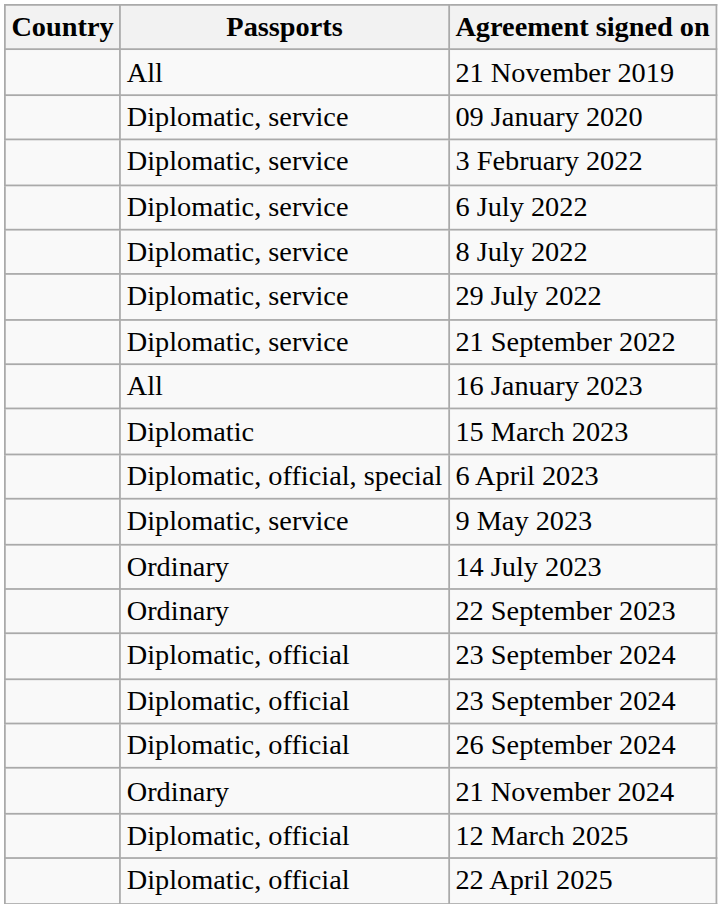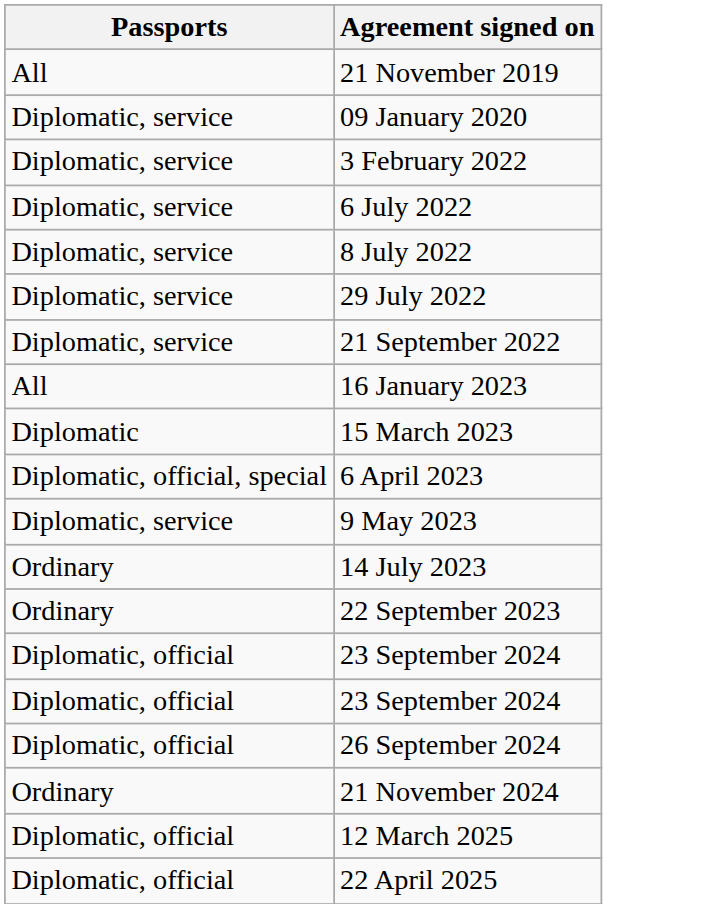- column: (63, 26)
